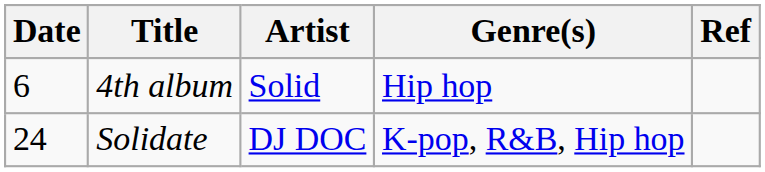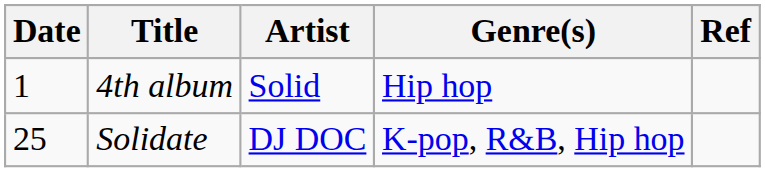(21, 85) 6 -> (21, 85) 1
(30, 138) 24 -> (30, 138) 25
